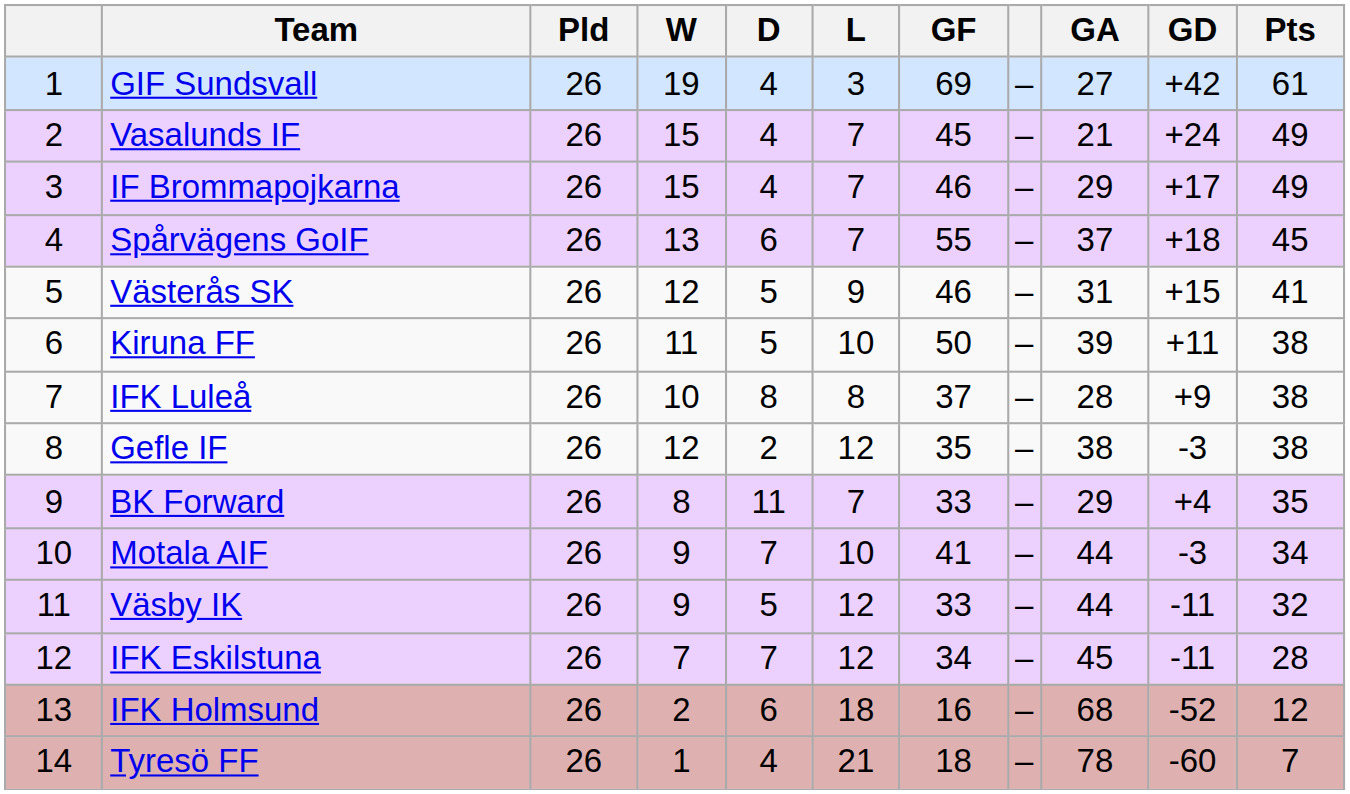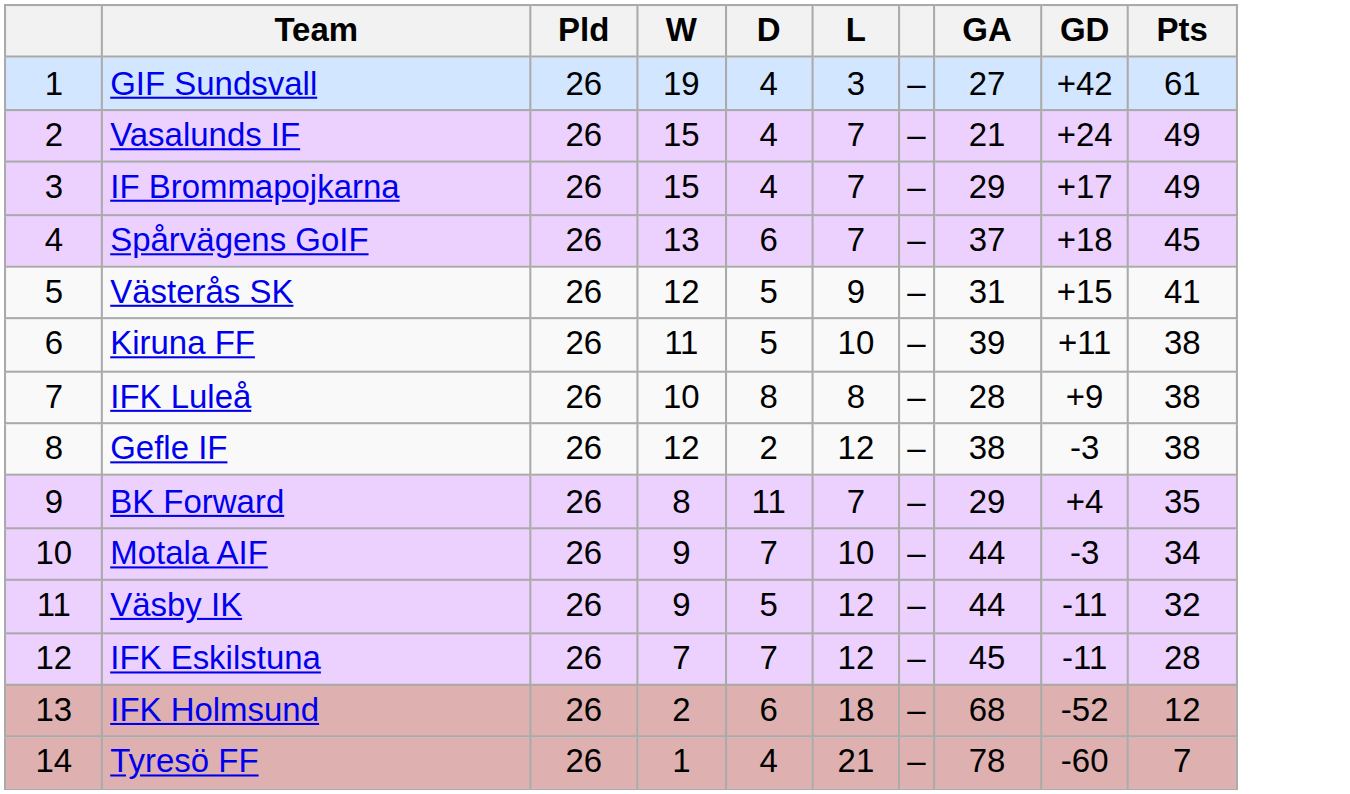- column: (954, 30)
